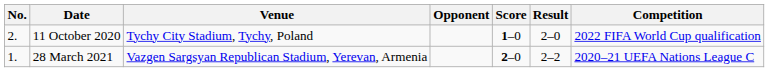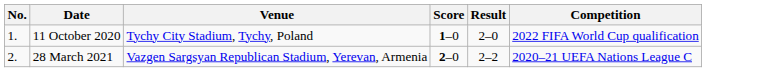- column: (461, 14)
(12, 35) 2. -> (12, 35) 1.
(12, 56) 1. -> (12, 56) 2.
